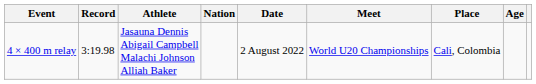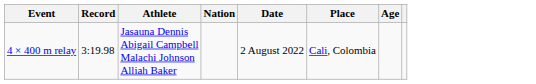- column: (369, 13)
